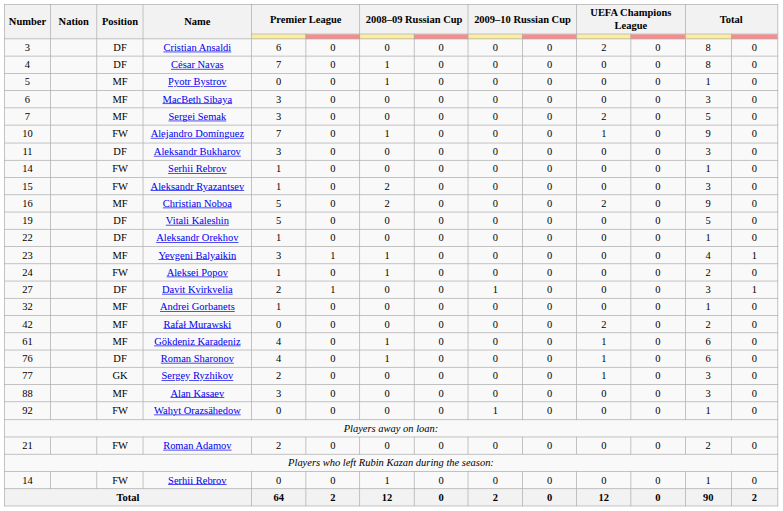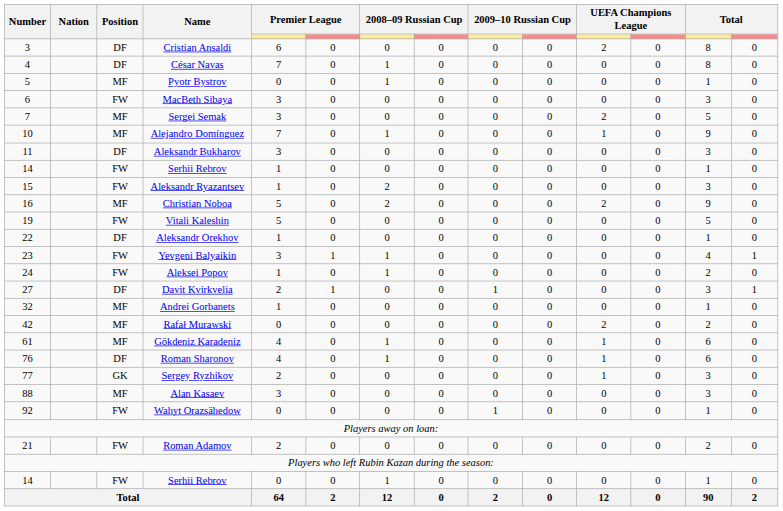(120, 99) MF -> (120, 99) FW
(120, 134) FW -> (120, 134) MF
(120, 220) DF -> (120, 220) FW
(120, 255) MF -> (120, 255) FW
